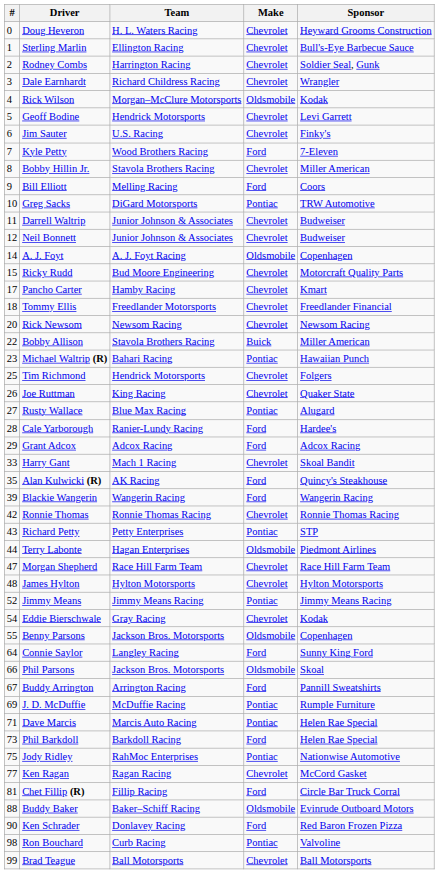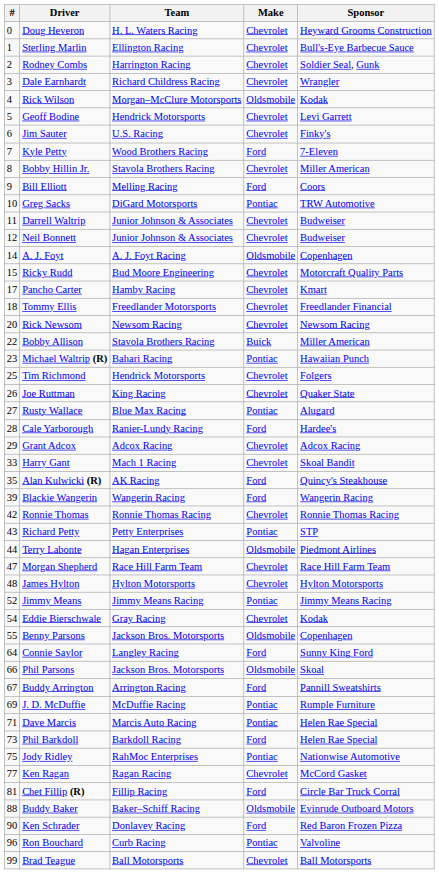(256, 445) Ford -> (267, 445) Chevrolet
(12, 843) 98 -> (12, 843) 96
